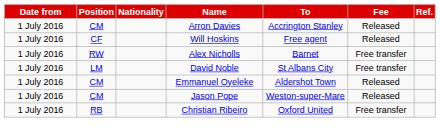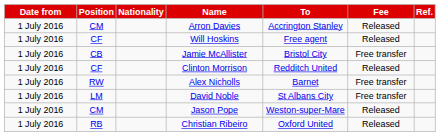+ row: (214, 54)
+ row: (214, 68)
- row: (214, 82)
(381, 110) Free transfer -> (381, 125) Released
